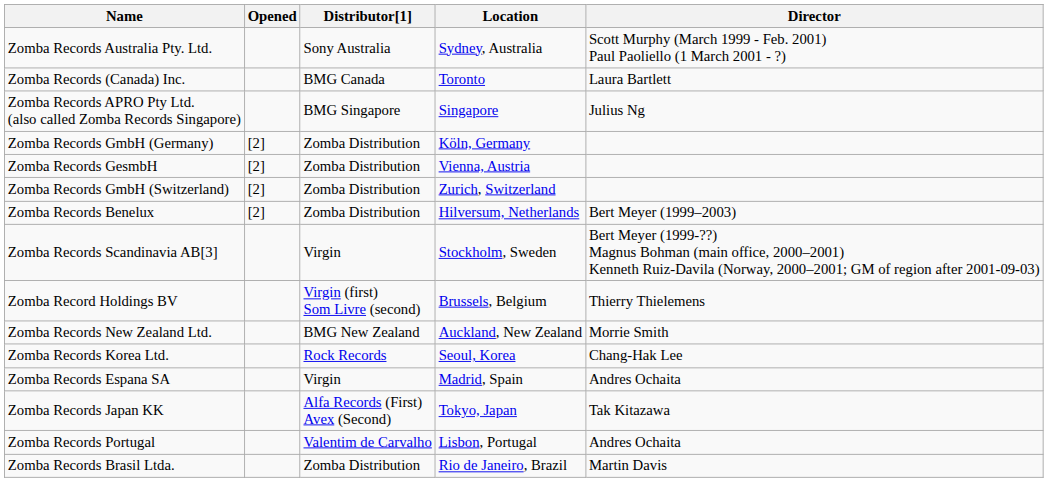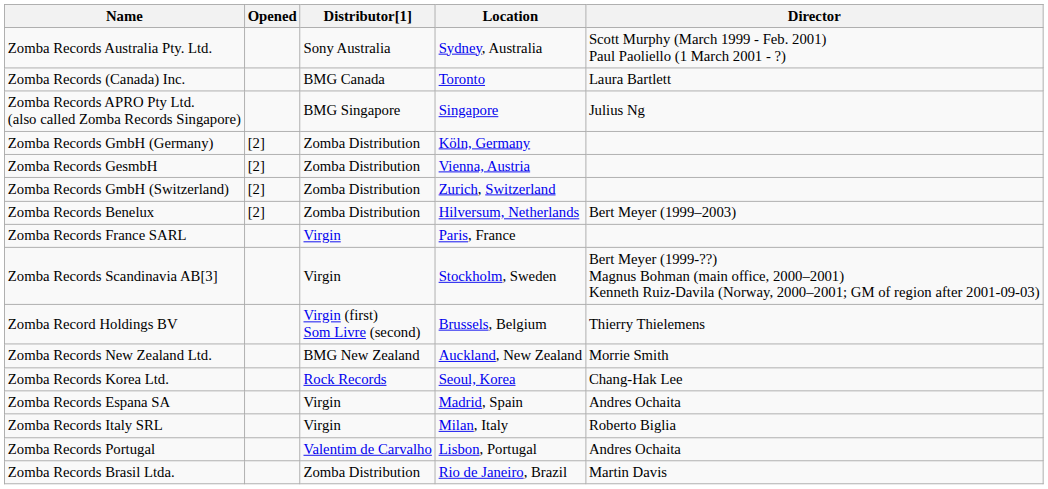+ row: (97, 236)
+ row: (85, 425)
- row: (86, 410)
